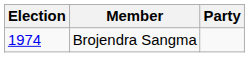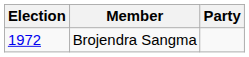(24, 39) 1974 -> (24, 39) 1972
